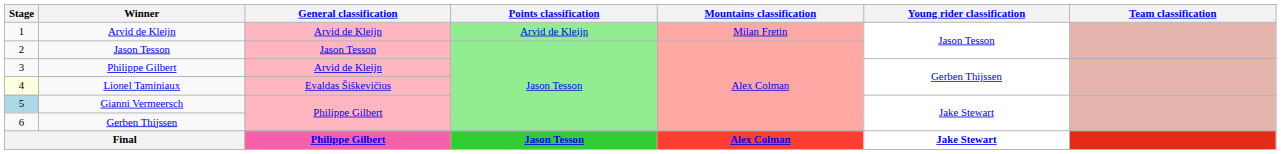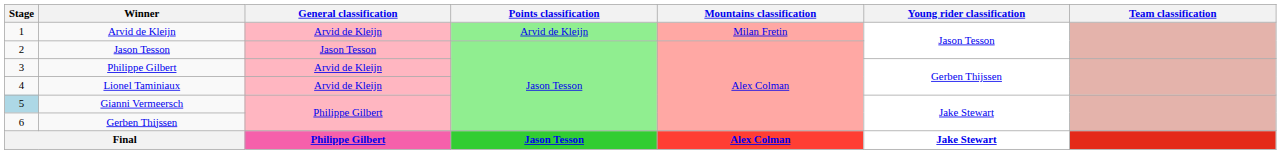(22, 86) lightyellow background -> (22, 86) no background
(348, 86) Evaldas Šiškevičius -> (348, 86) Arvid de Kleijn
